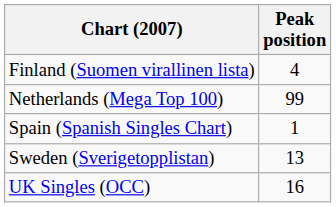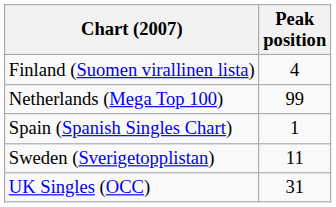(295, 157) 13 -> (295, 157) 11
(295, 187) 16 -> (295, 187) 31
